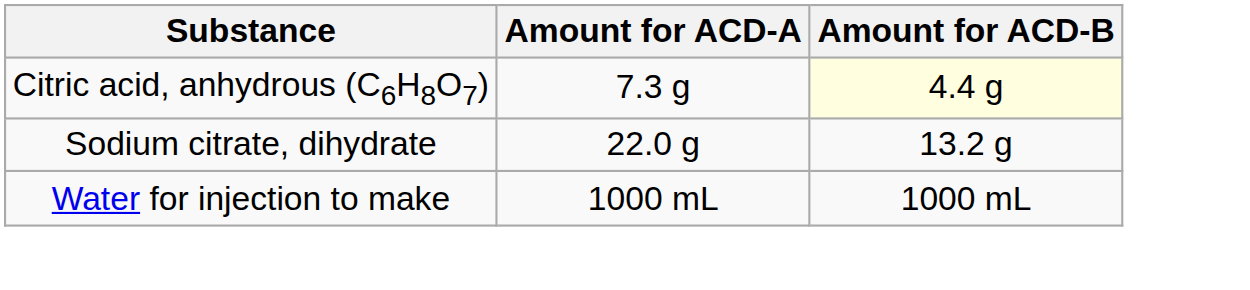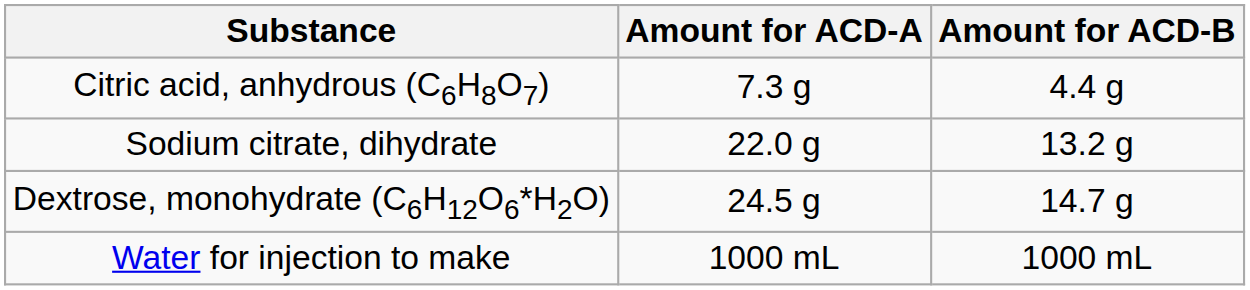(966, 87) lightyellow background -> (1087, 87) no background
+ row: (311, 202)
